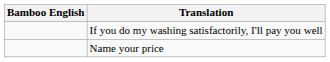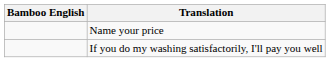rows swapped: (127, 48) <-> (206, 30)
